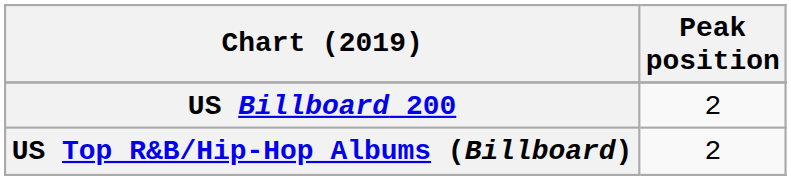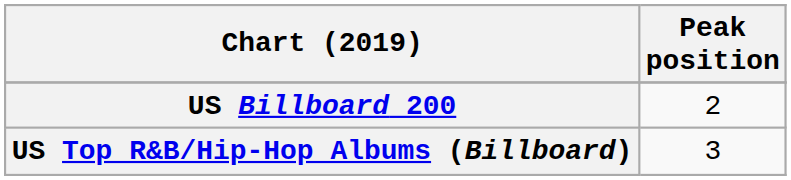(713, 151) 2 -> (713, 151) 3
